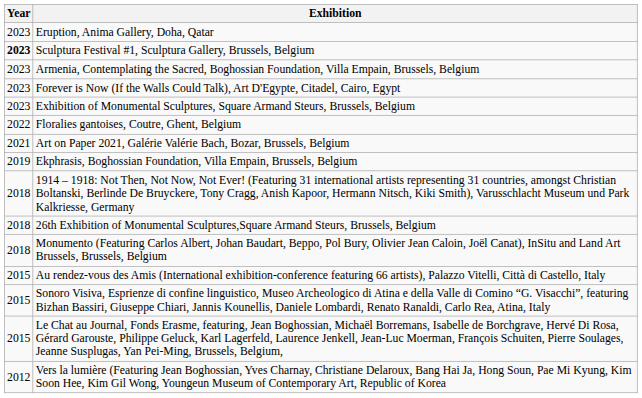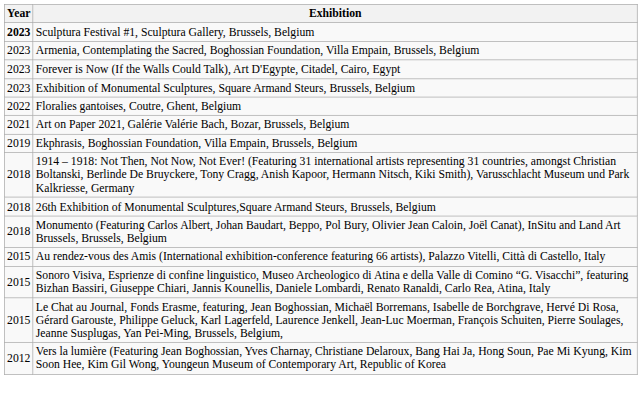- row: (125, 32)
